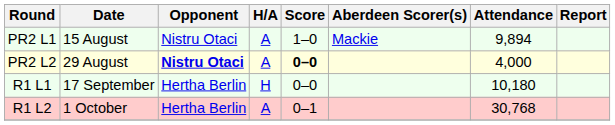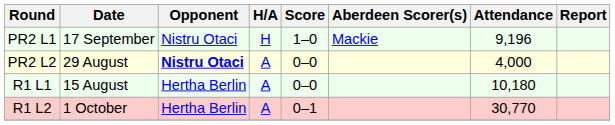(95, 39) 15 August -> (109, 39) 17 September
(265, 39) A -> (265, 39) H
(513, 39) 9,894 -> (513, 39) 9,196
(305, 62) bold -> (305, 62) normal
(109, 85) 17 September -> (95, 85) 15 August
(265, 85) H -> (265, 85) A
(513, 108) 30,768 -> (513, 108) 30,770
